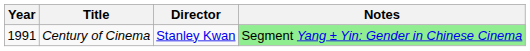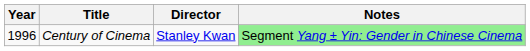(22, 35) 1991 -> (22, 35) 1996
